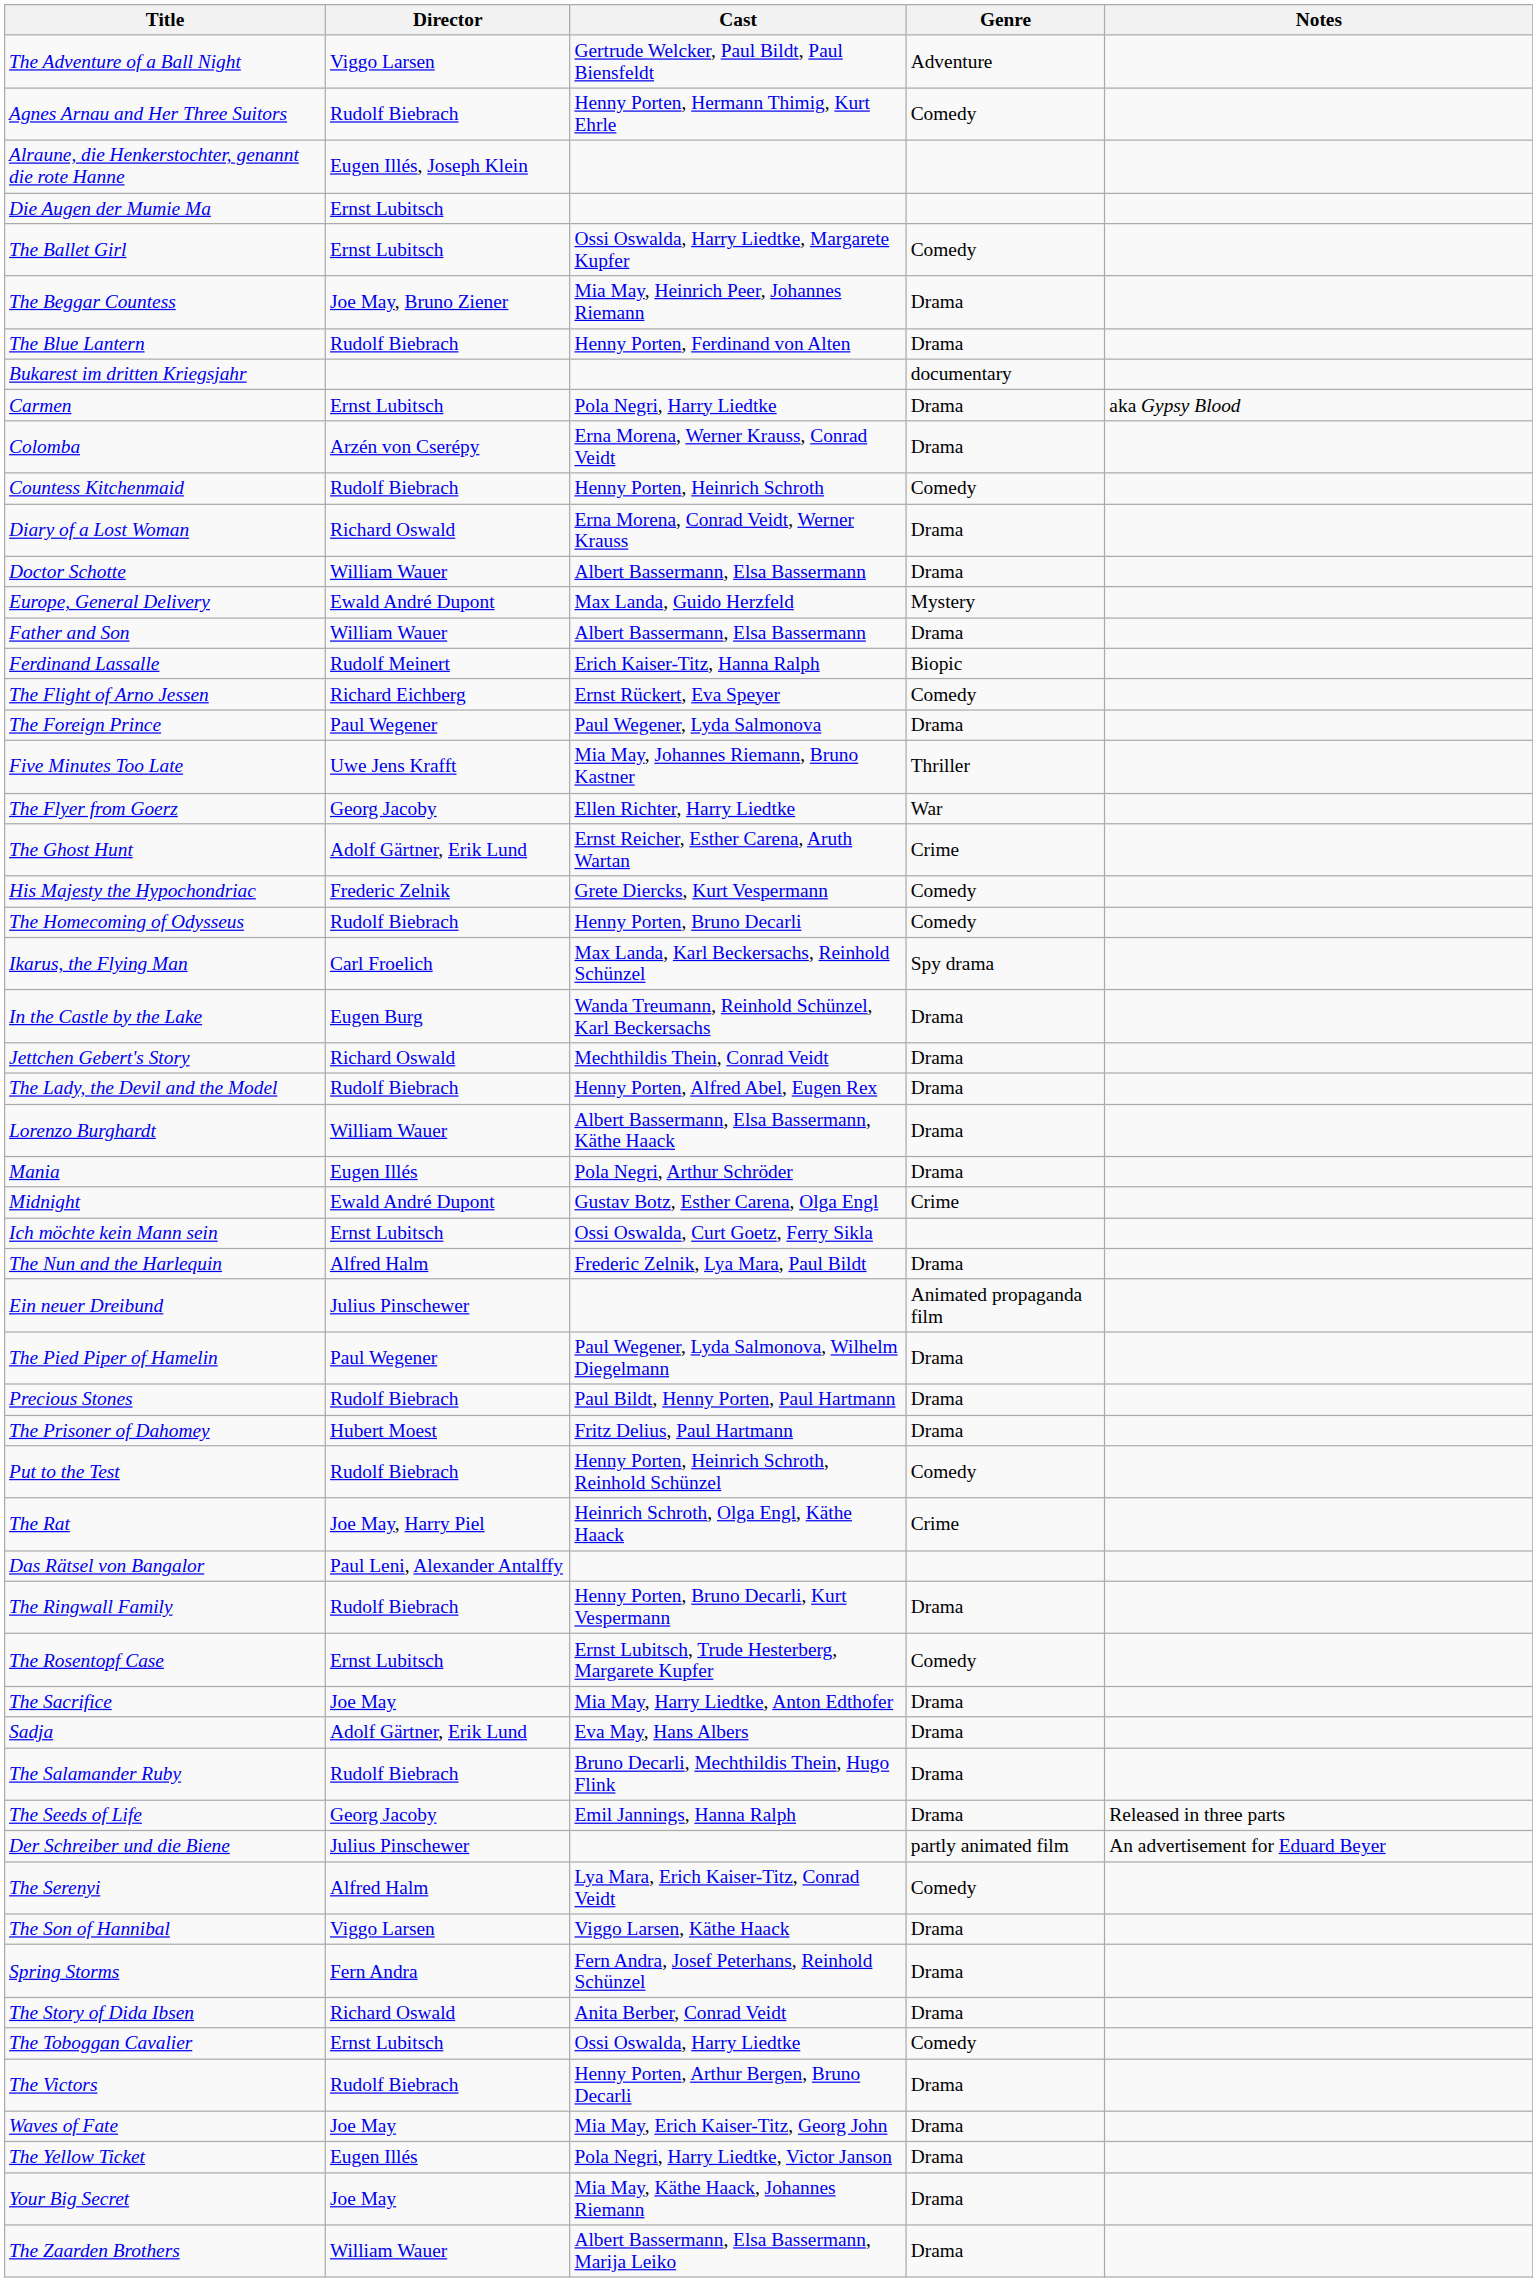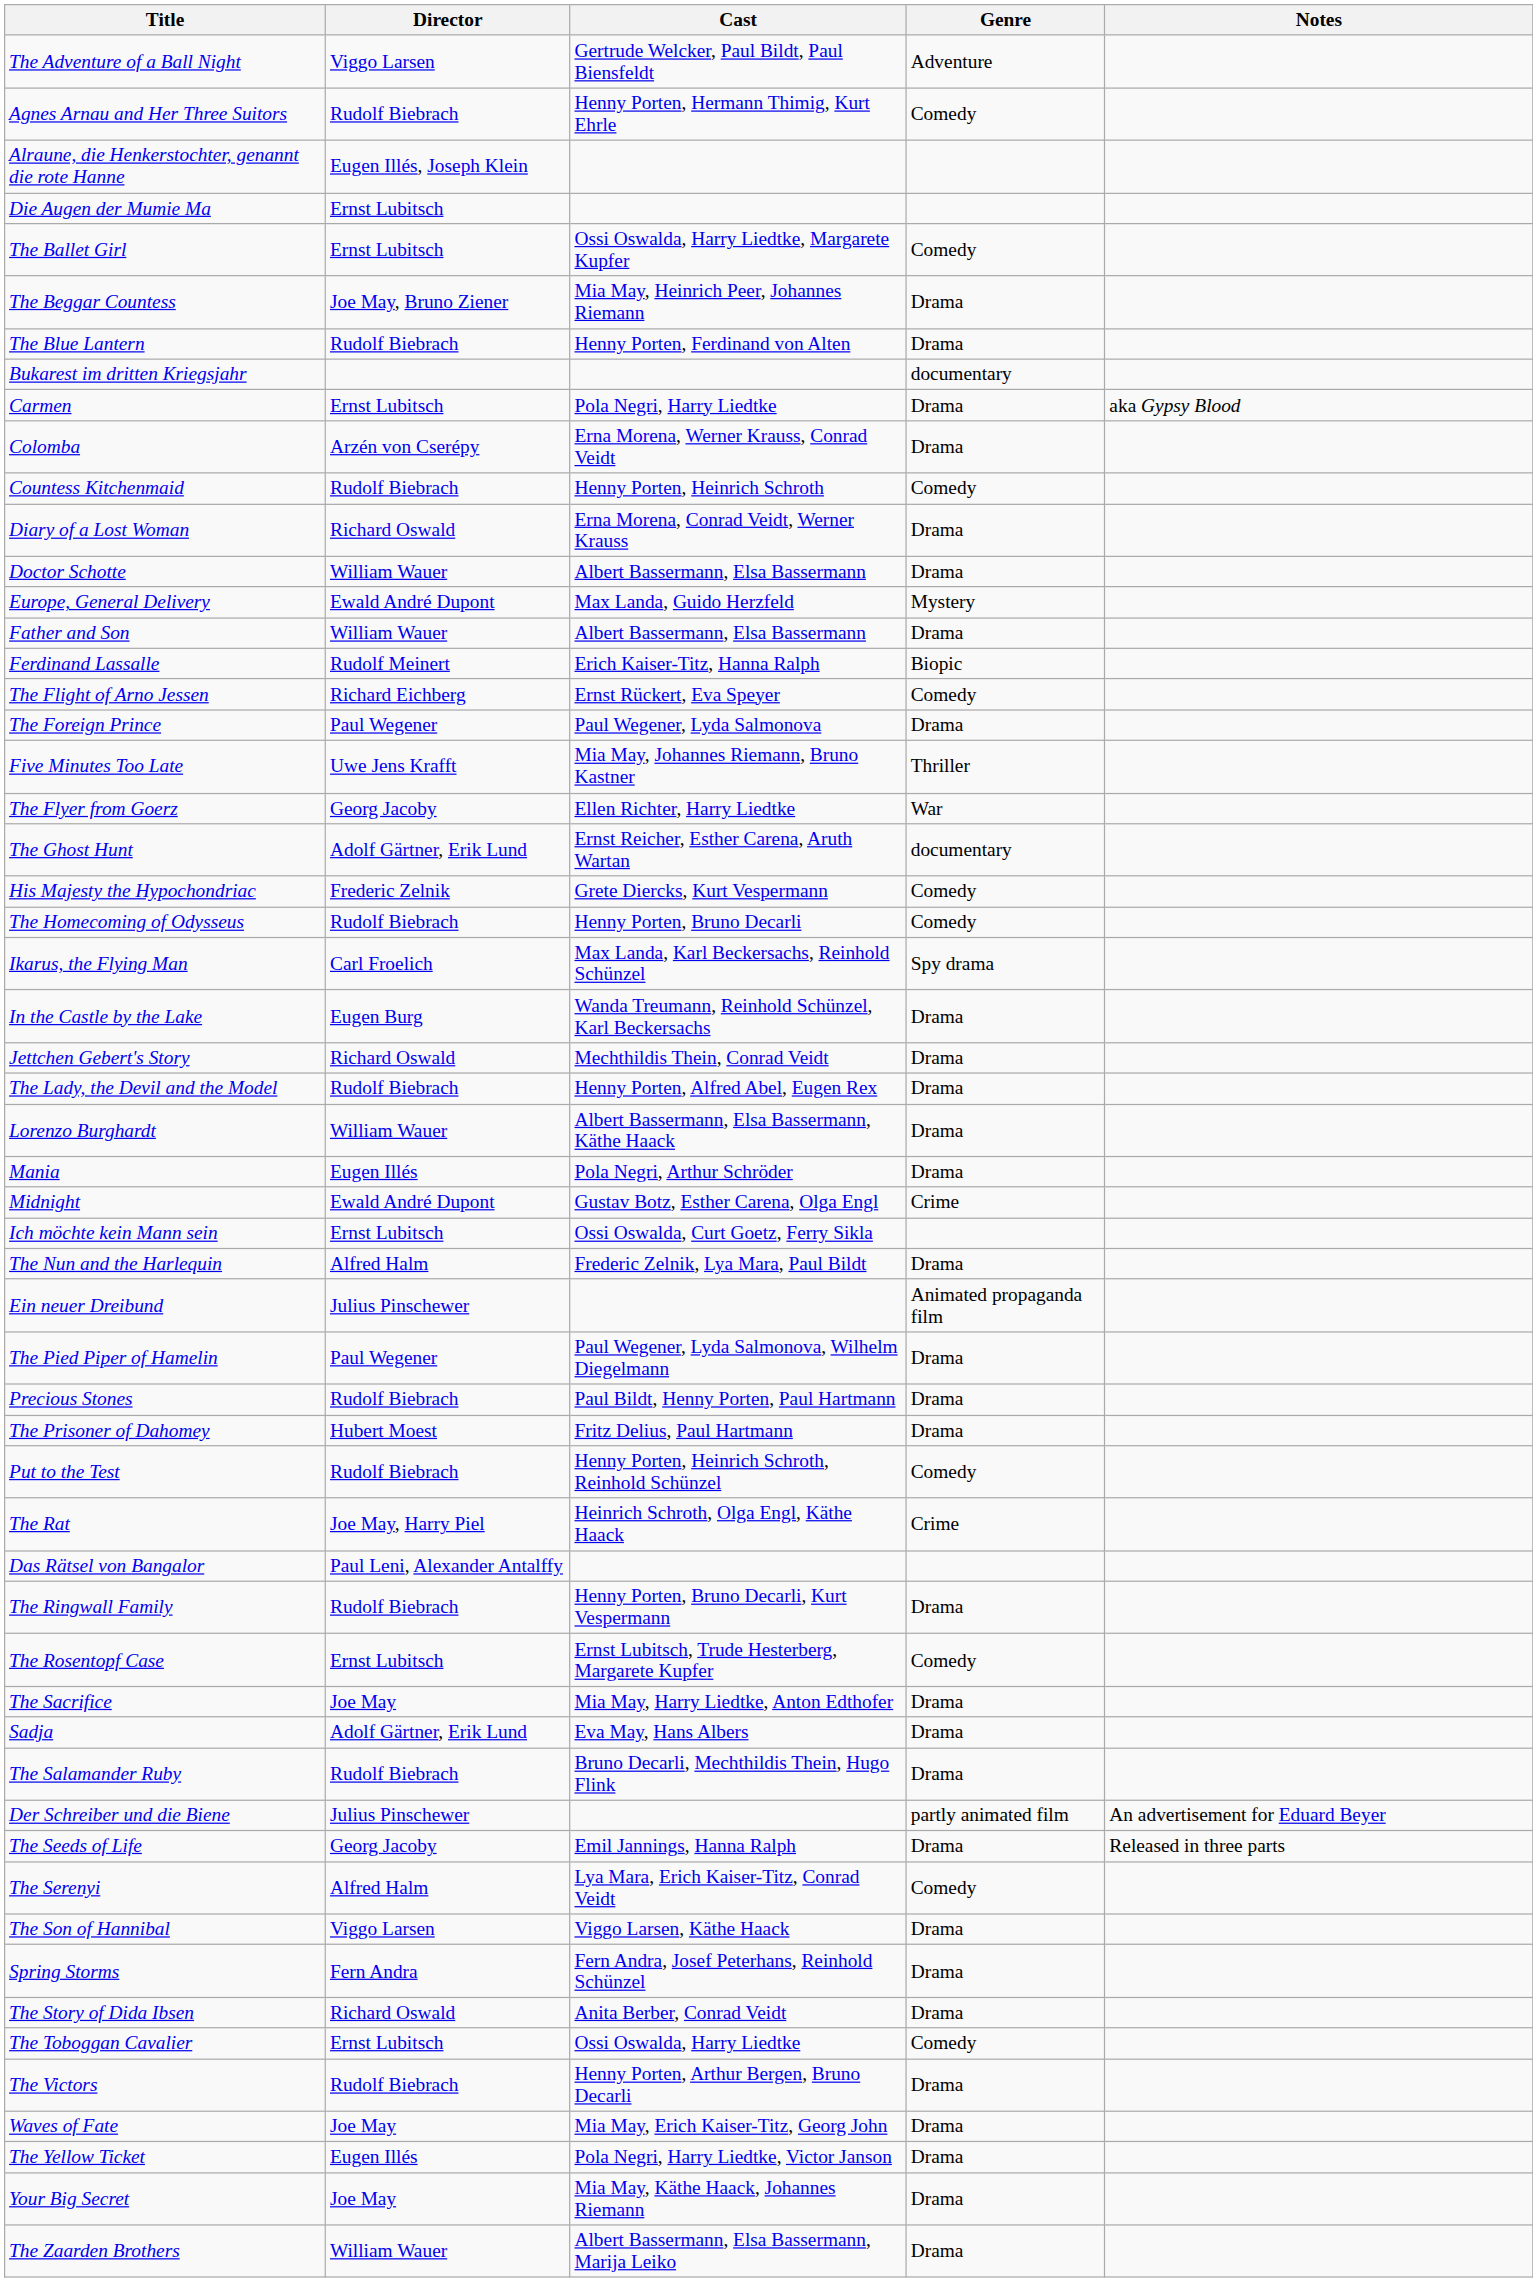(935, 849) Crime -> (961, 849) documentary
rows swapped: (119, 1846) <-> (75, 1815)
